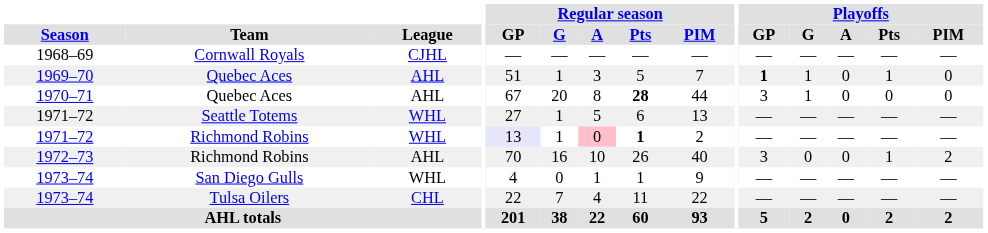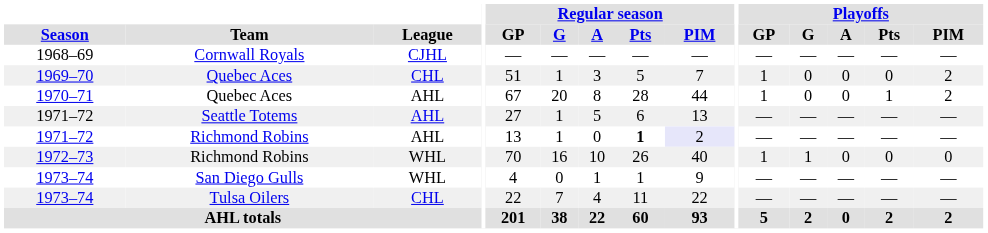(427, 75) AHL -> (427, 75) CHL
(764, 75) bold -> (764, 75) normal
(808, 75) 1 -> (808, 75) 0
(889, 75) 1 -> (889, 75) 0
(948, 75) 0 -> (948, 75) 2
(640, 95) bold -> (640, 95) normal
(764, 95) 3 -> (764, 95) 1
(808, 95) 1 -> (808, 95) 0
(889, 95) 0 -> (889, 95) 1
(948, 95) 0 -> (948, 95) 2
(427, 116) WHL -> (427, 116) AHL
(427, 136) WHL -> (427, 136) AHL
(513, 136) lavender background -> (513, 136) no background
(597, 136) pink background -> (597, 136) no background
(700, 136) no background -> (700, 136) lavender background
(427, 156) AHL -> (427, 156) WHL
(764, 156) 3 -> (764, 156) 1
(808, 156) 0 -> (808, 156) 1
(889, 156) 1 -> (889, 156) 0
(948, 156) 2 -> (948, 156) 0
